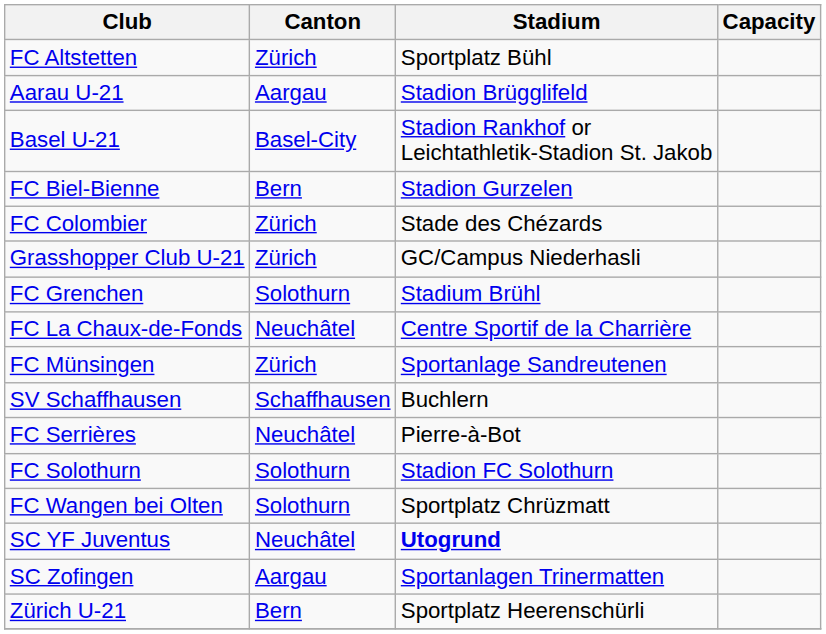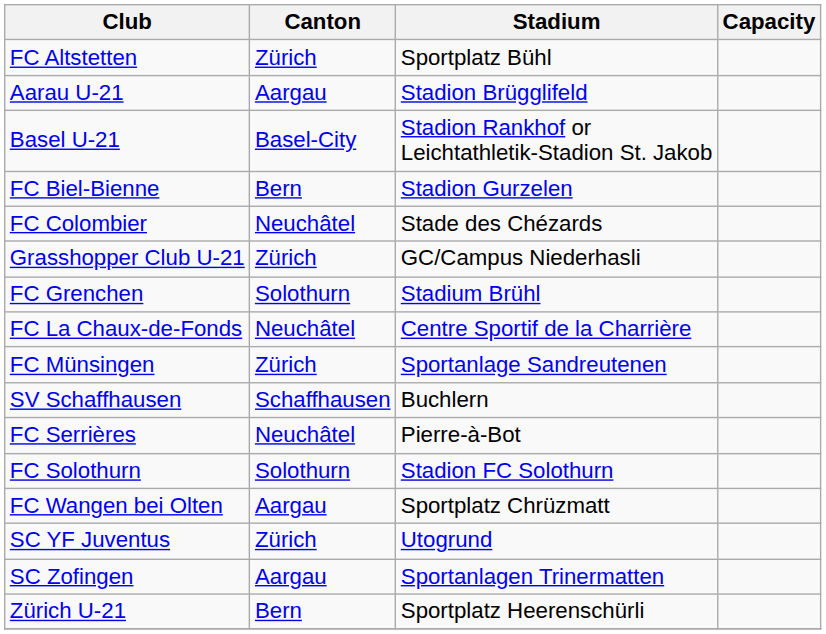(286, 223) Zürich -> (305, 223) Neuchâtel
(303, 505) Solothurn -> (291, 505) Aargau
(305, 540) Neuchâtel -> (286, 540) Zürich
(451, 540) bold -> (447, 540) normal
